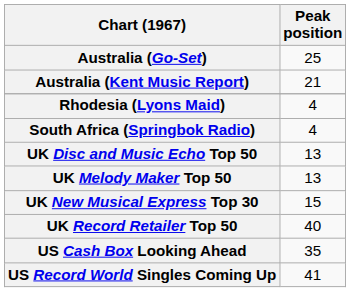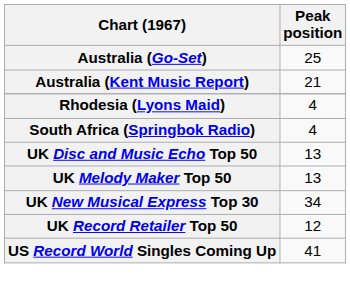(313, 202) 15 -> (313, 202) 34
(313, 226) 40 -> (313, 226) 12
- row: (142, 250)
